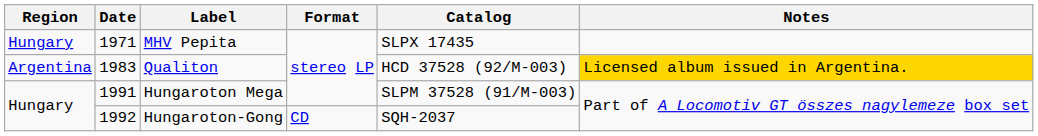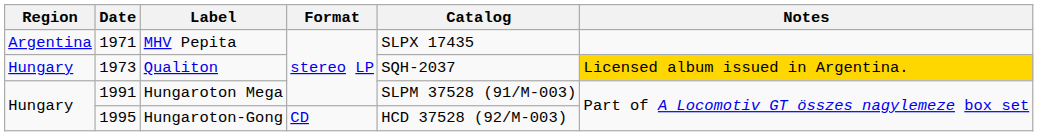(41, 42) Hungary -> (50, 42) Argentina
(50, 68) Argentina -> (41, 68) Hungary
(118, 68) 1983 -> (118, 68) 1973
(474, 68) HCD 37528 (92/M-003) -> (418, 68) SQH-2037
(118, 118) 1992 -> (118, 118) 1995
(418, 118) SQH-2037 -> (474, 118) HCD 37528 (92/M-003)
